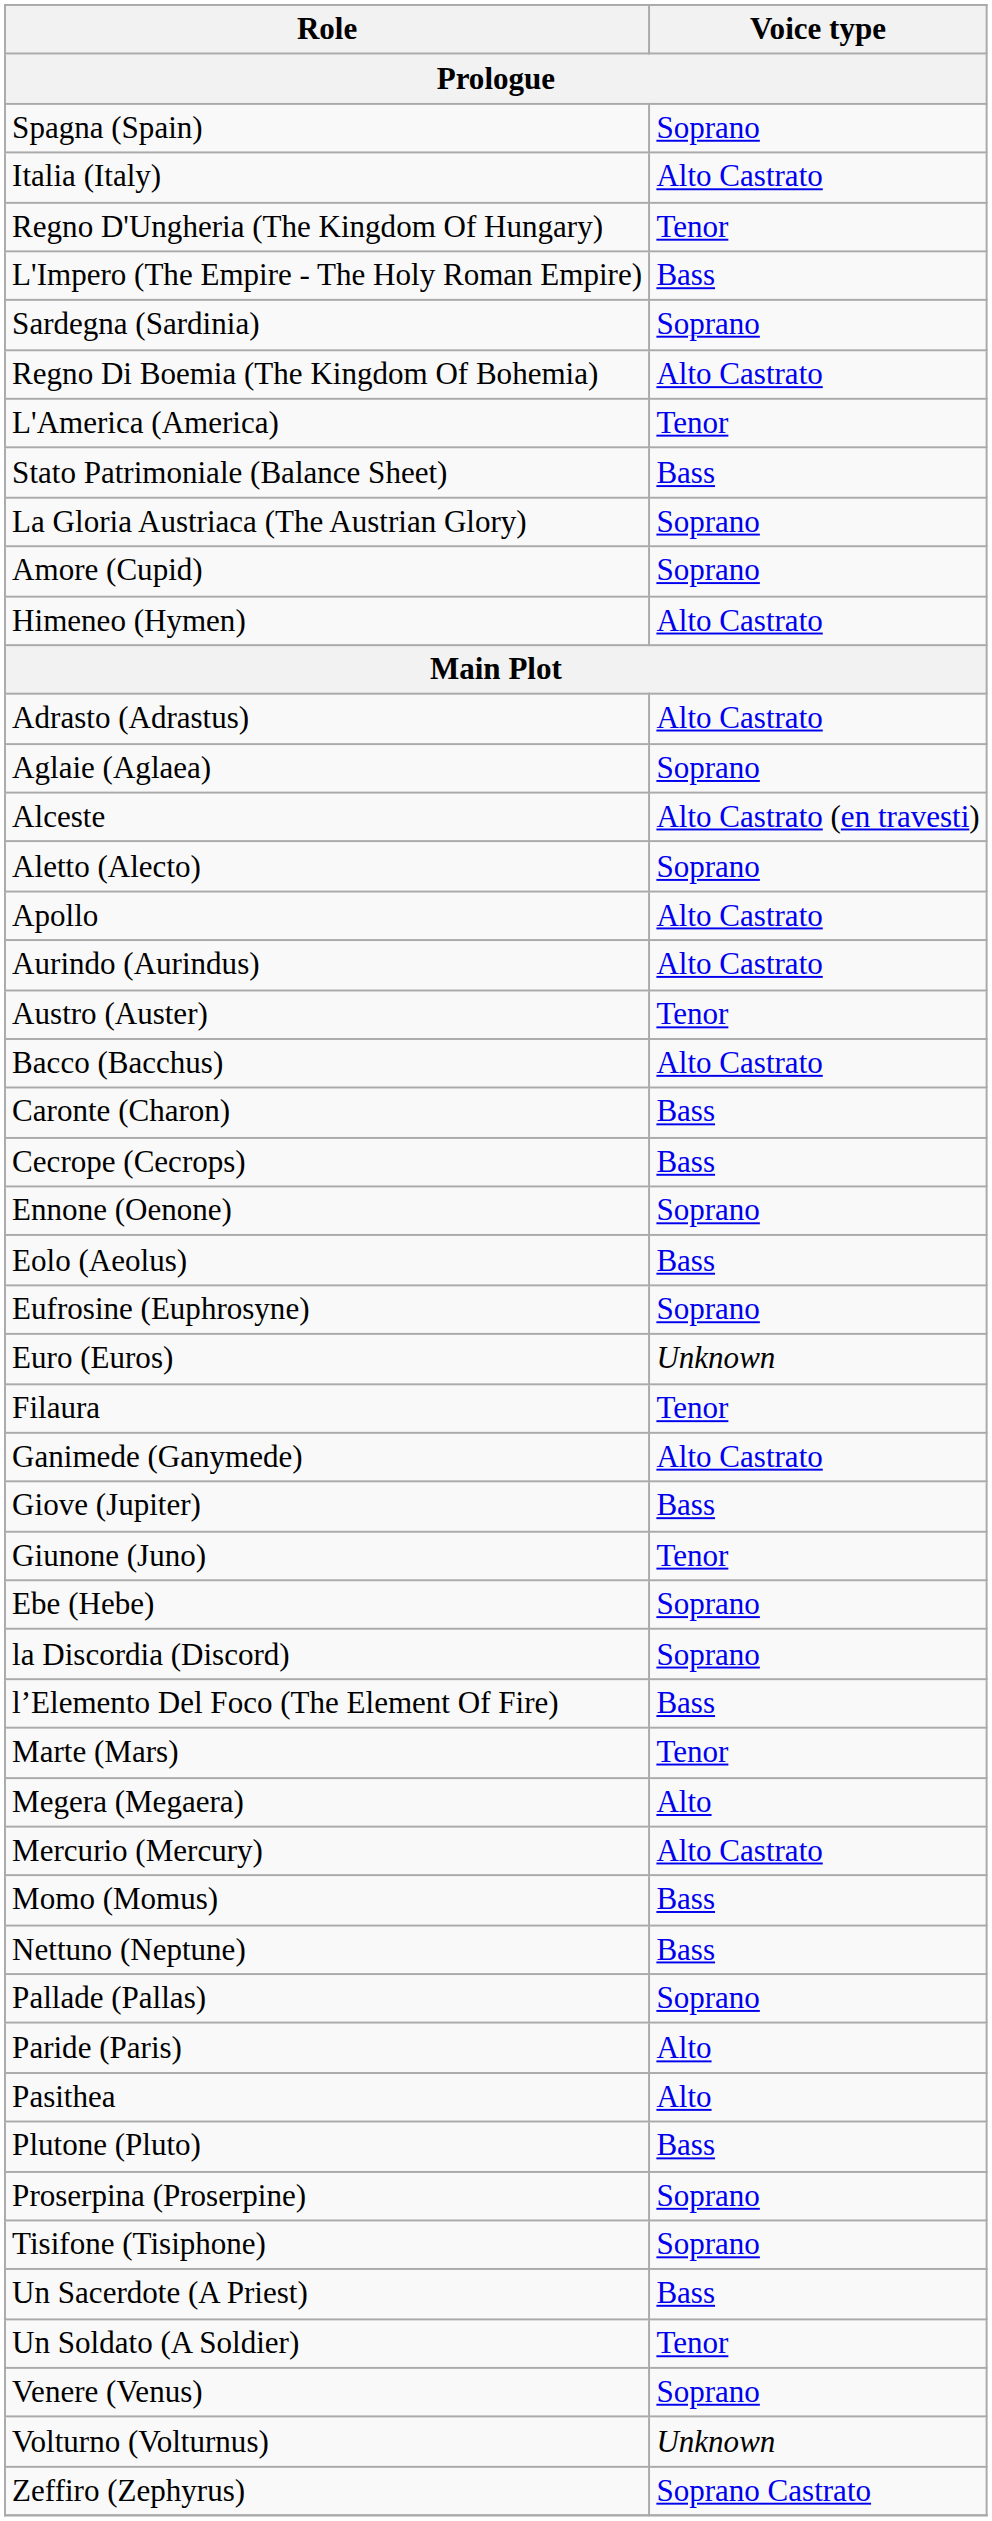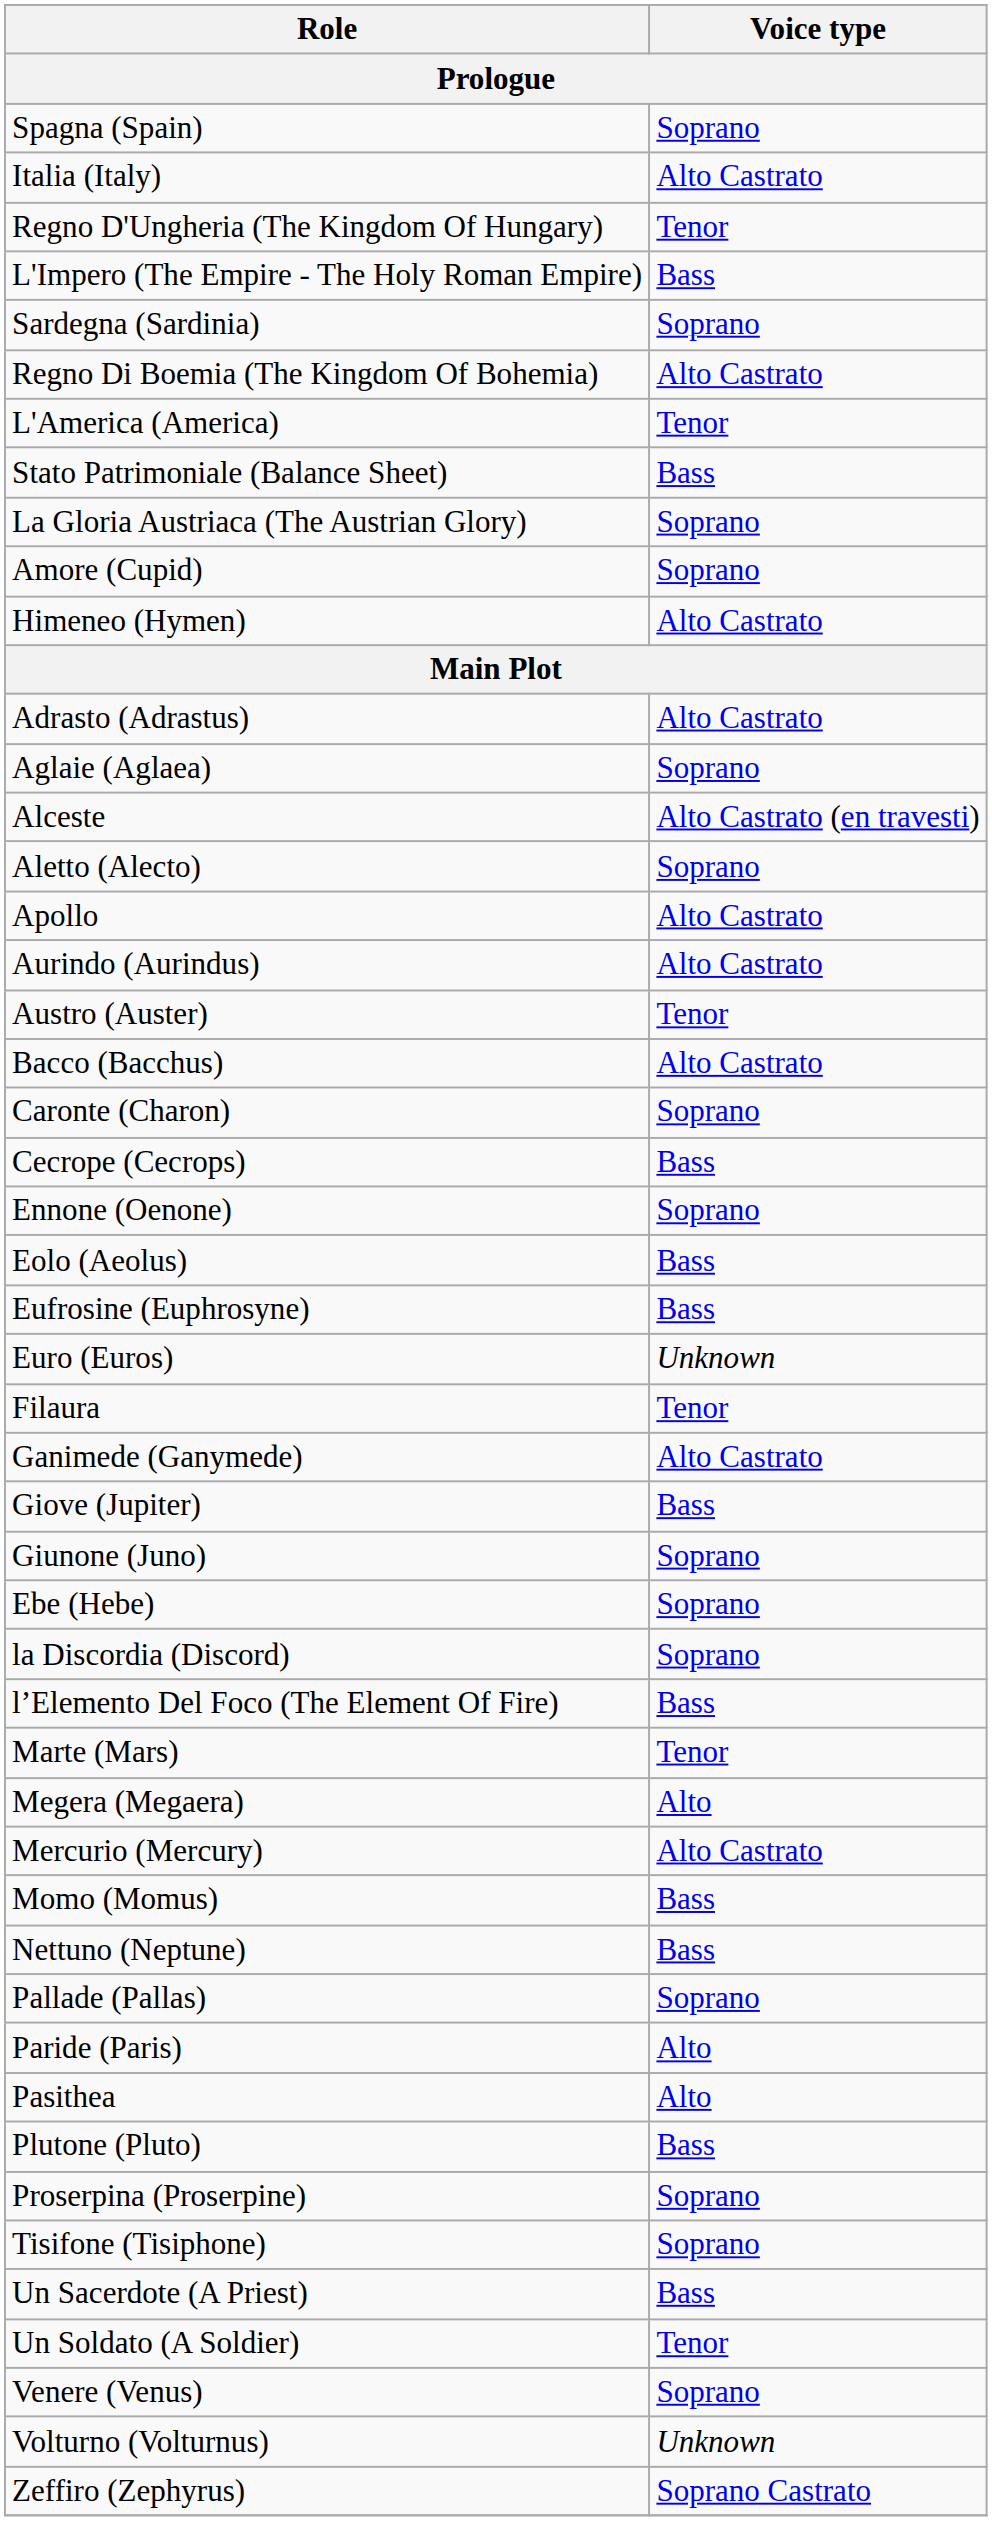(686, 1112) Bass -> (708, 1112) Soprano
(708, 1309) Soprano -> (686, 1309) Bass
(692, 1555) Tenor -> (708, 1555) Soprano
